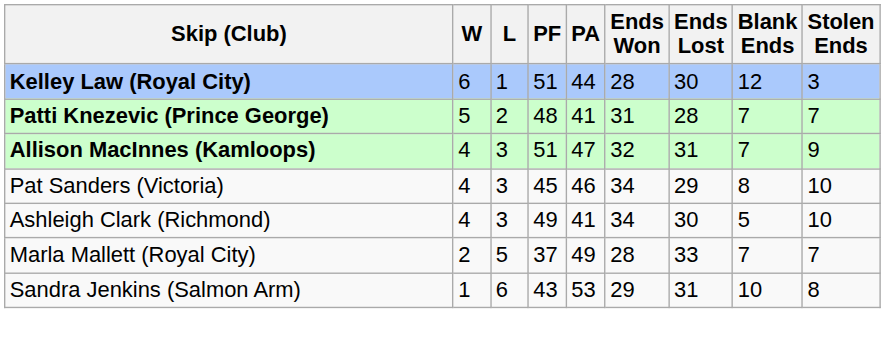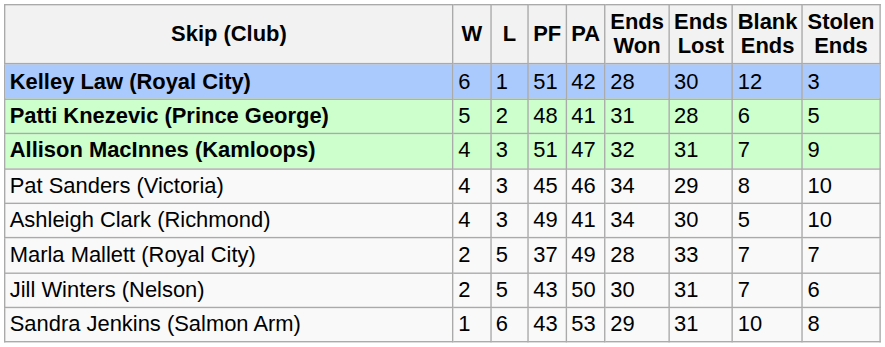(584, 81) 44 -> (584, 81) 42
(744, 116) 7 -> (744, 116) 6
(814, 116) 7 -> (814, 116) 5
+ row: (107, 289)
